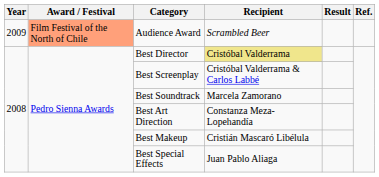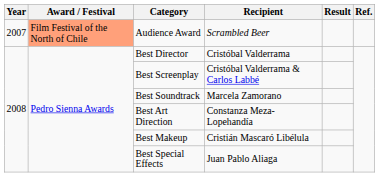(16, 33) 2009 -> (16, 33) 2007
(248, 54) khaki background -> (248, 54) no background
